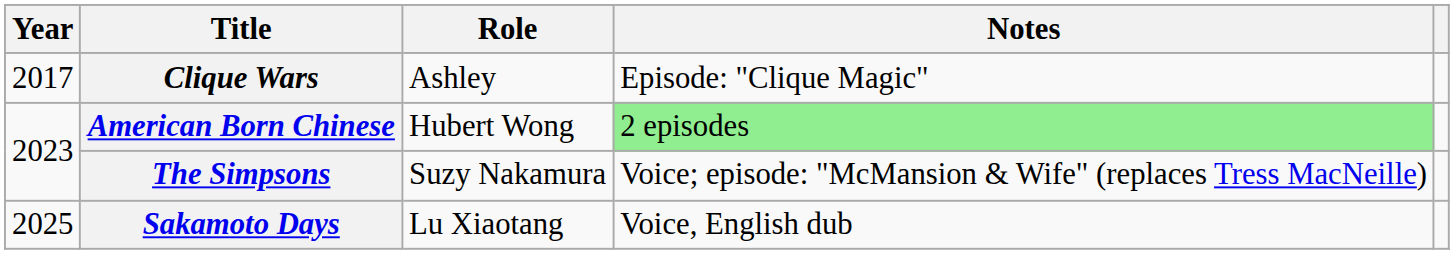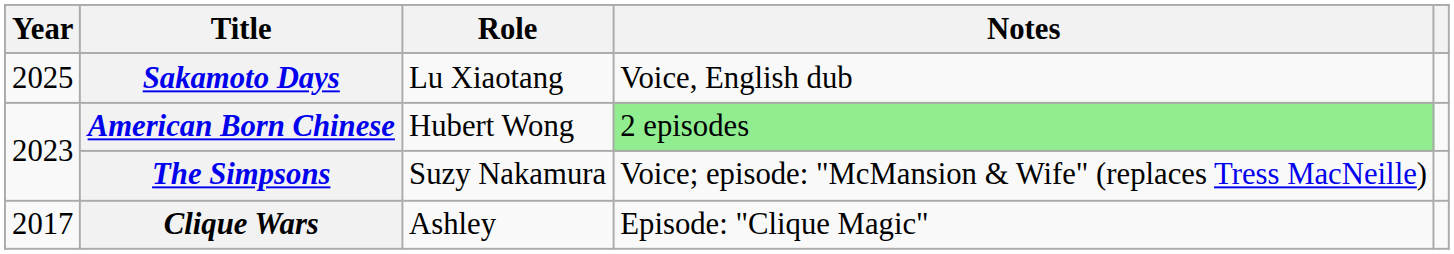rows swapped: (241, 77) <-> (241, 223)
